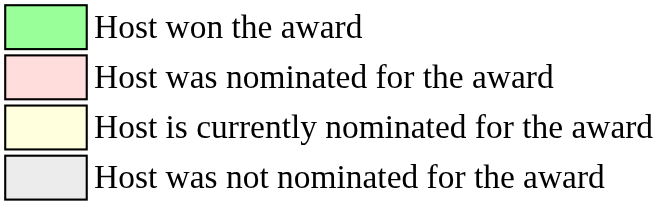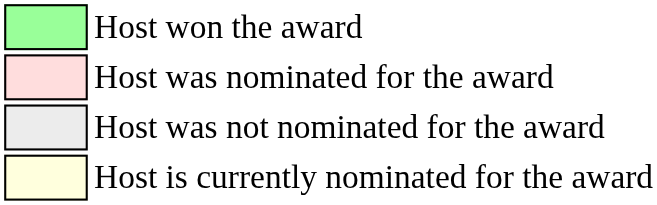rows swapped: (349, 177) <-> (374, 126)
